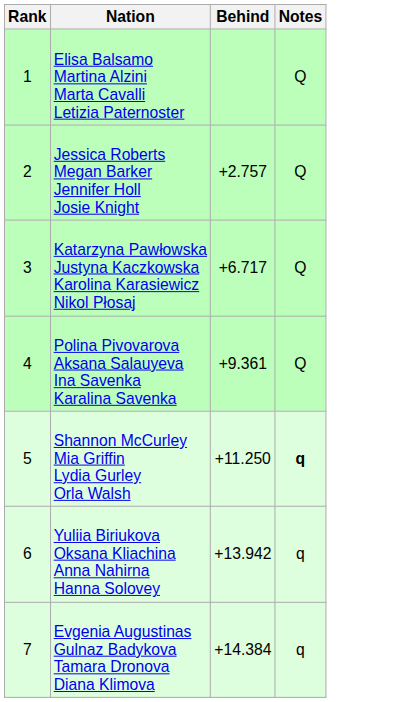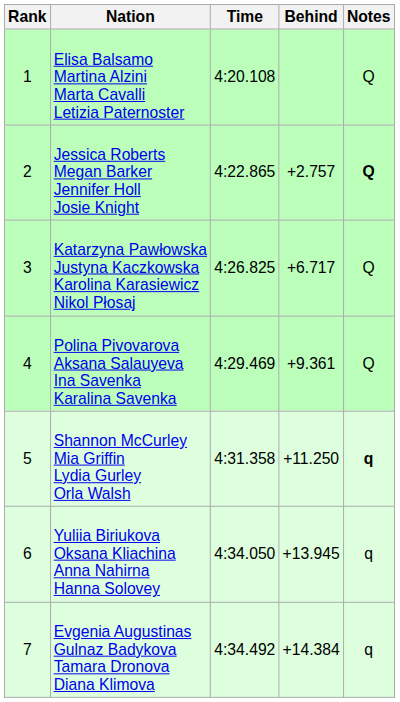+ column: (245, 16)
(300, 172) normal -> (369, 172) bold
(243, 554) +13.942 -> (311, 554) +13.945
